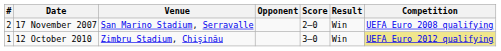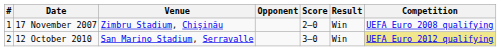(9, 25) 2 -> (9, 25) 1
(177, 25) San Marino Stadium, Serravalle -> (162, 25) Zimbru Stadium, Chişinău
(9, 39) 1 -> (9, 39) 2
(162, 39) Zimbru Stadium, Chişinău -> (177, 39) San Marino Stadium, Serravalle
